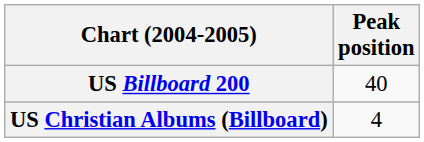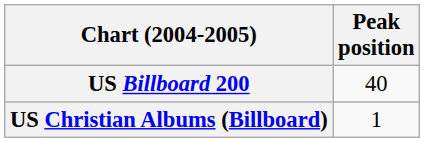(376, 119) 4 -> (376, 119) 1
